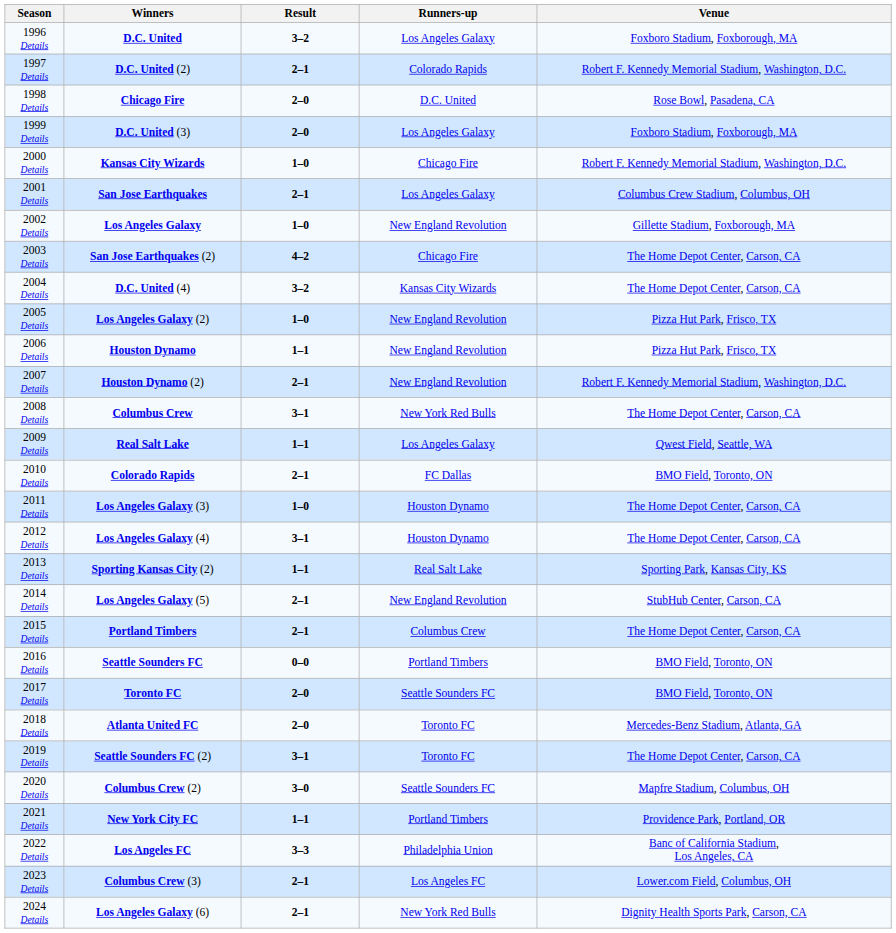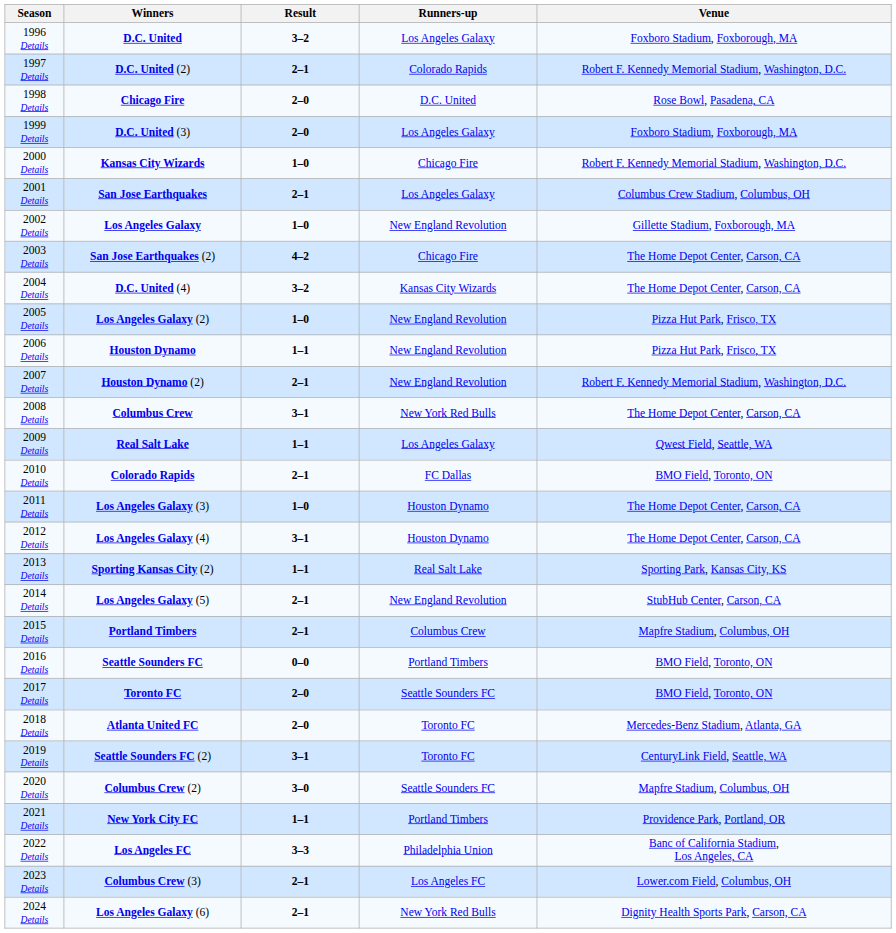(714, 631) The Home Depot Center, Carson, CA -> (714, 631) Mapfre Stadium, Columbus, OH
(714, 756) The Home Depot Center, Carson, CA -> (714, 756) CenturyLink Field, Seattle, WA
